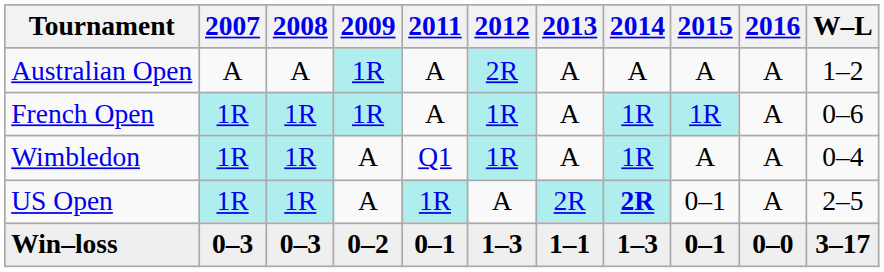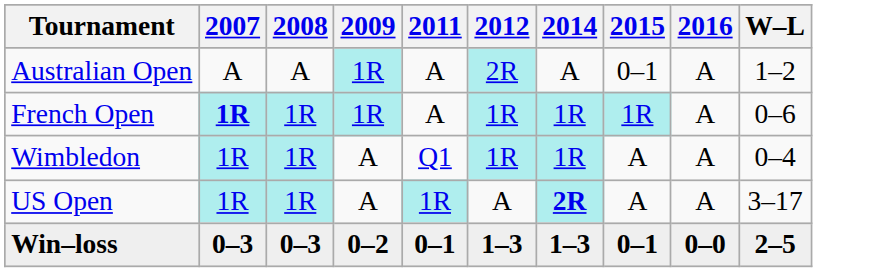- column: (570, 26)
(705, 69) A -> (637, 69) 0–1
(233, 113) normal -> (233, 113) bold
(705, 200) 0–1 -> (637, 200) A
(843, 200) 2–5 -> (775, 200) 3–17
(843, 244) 3–17 -> (775, 244) 2–5
